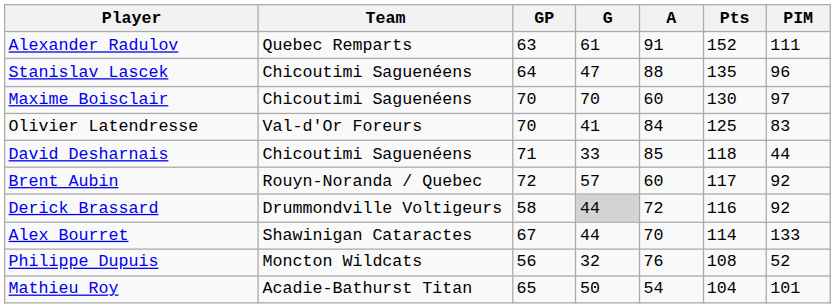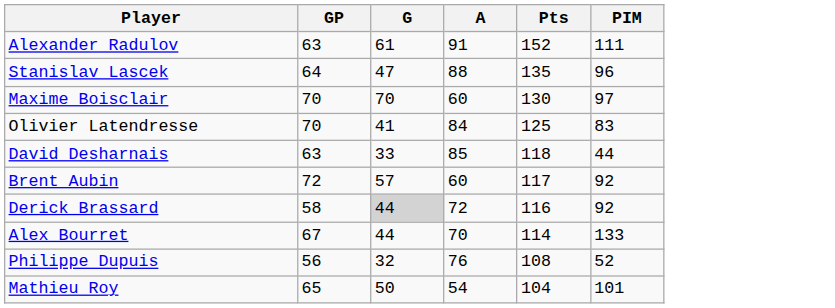- column: (386, 18)
(526, 154) 71 -> (311, 154) 63
